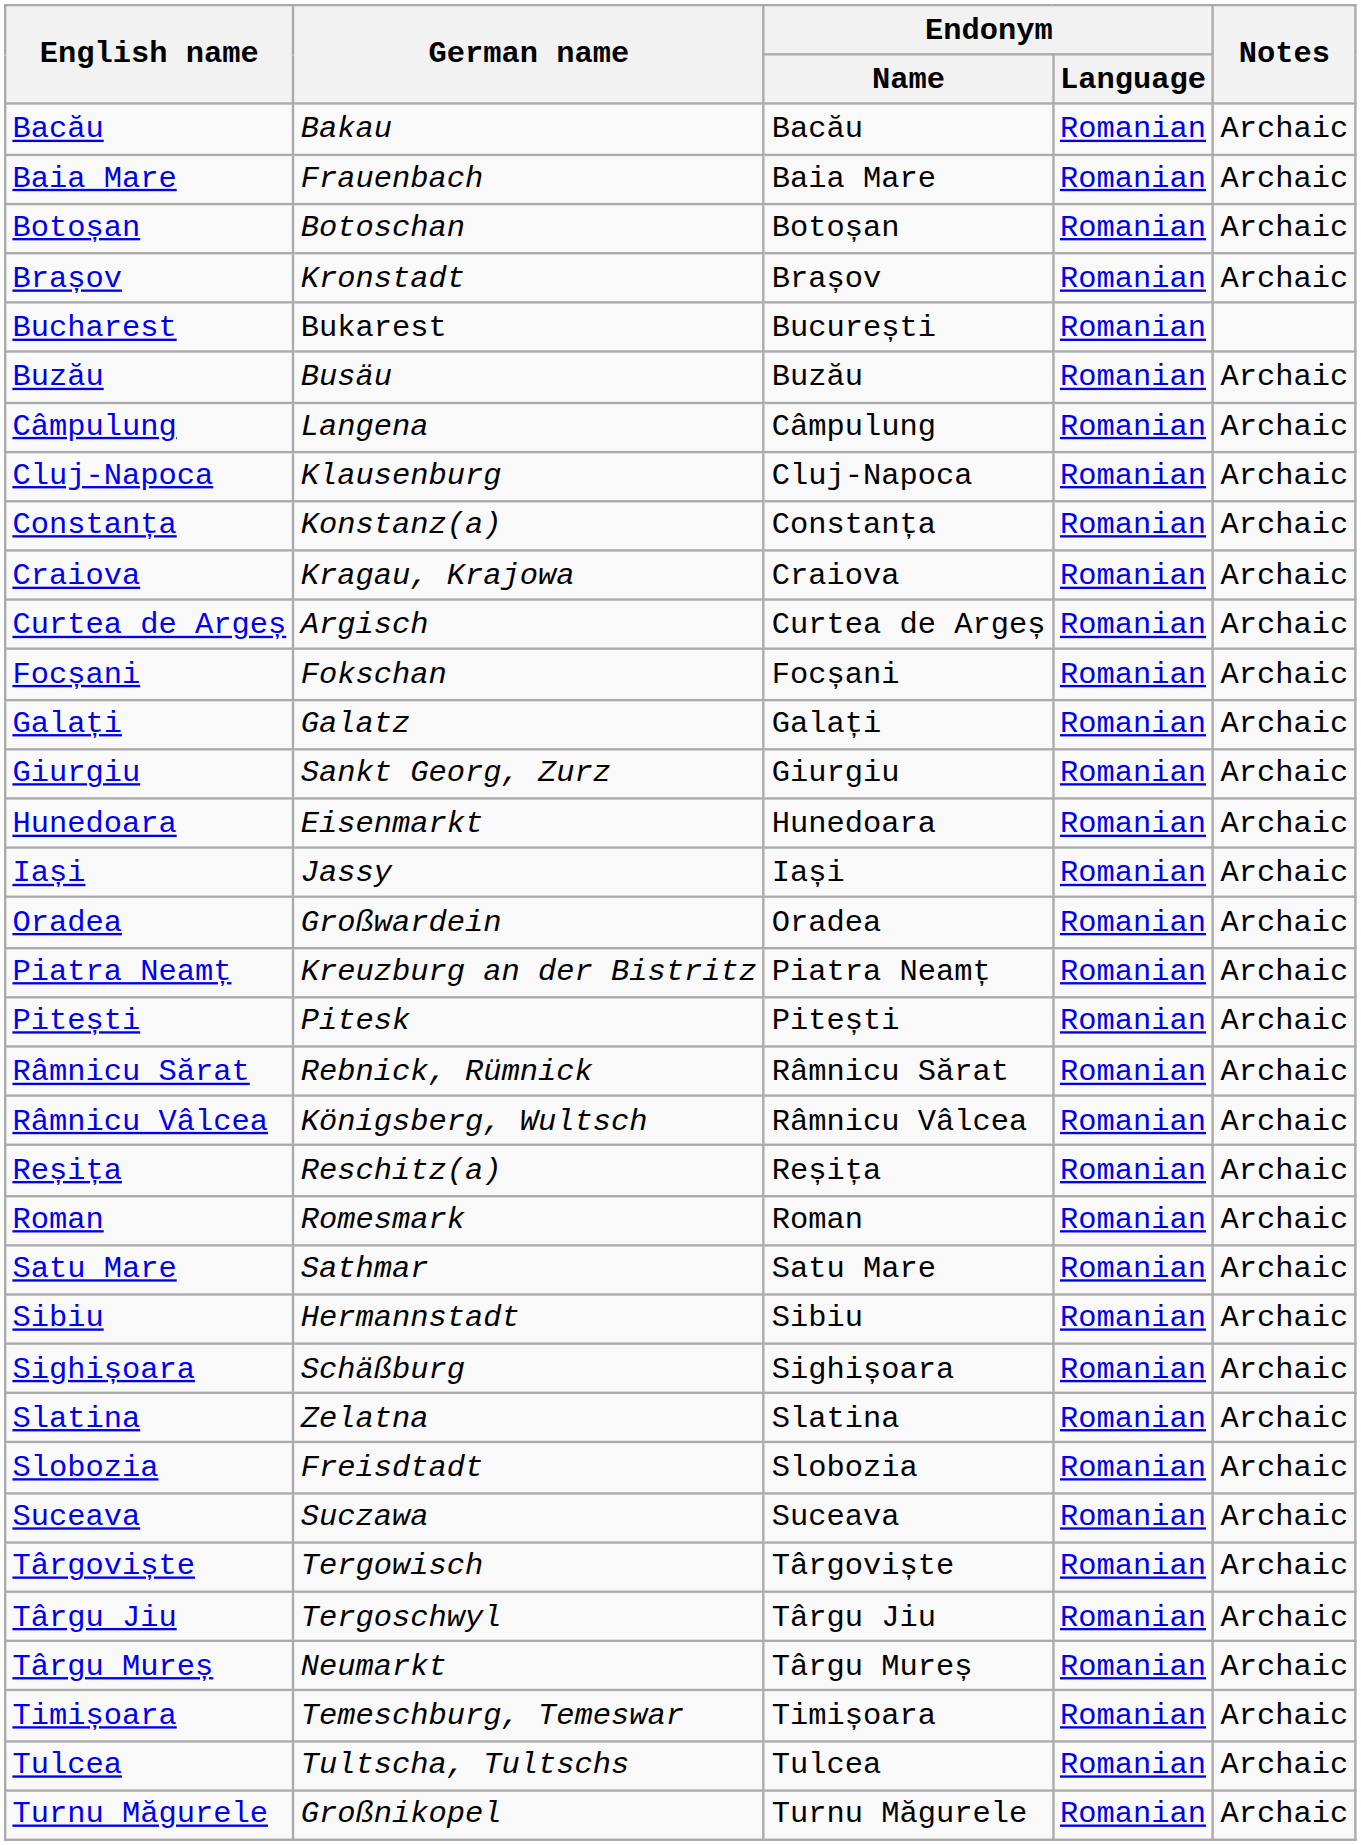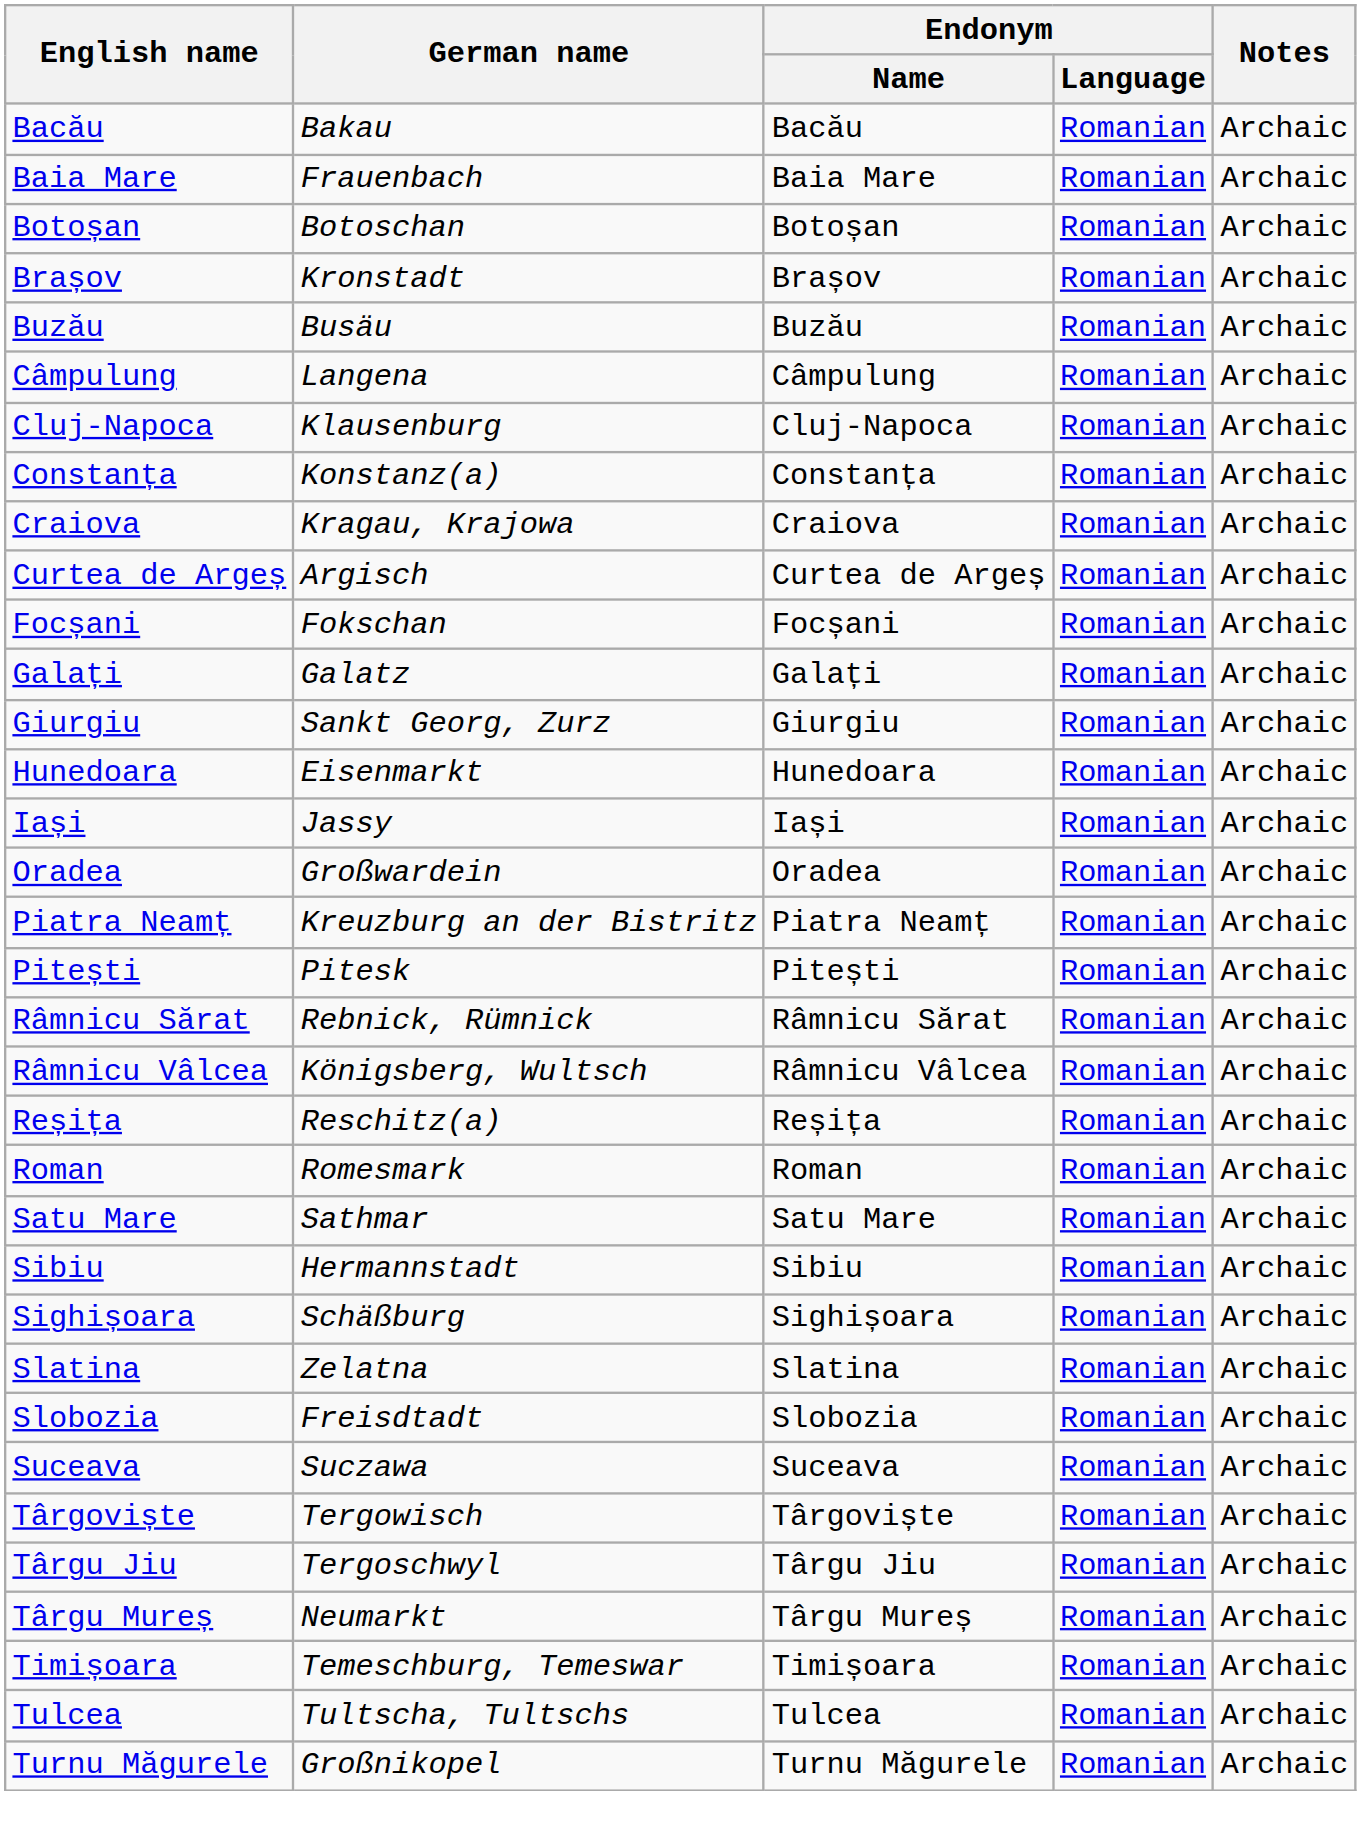- row: (95, 327)
